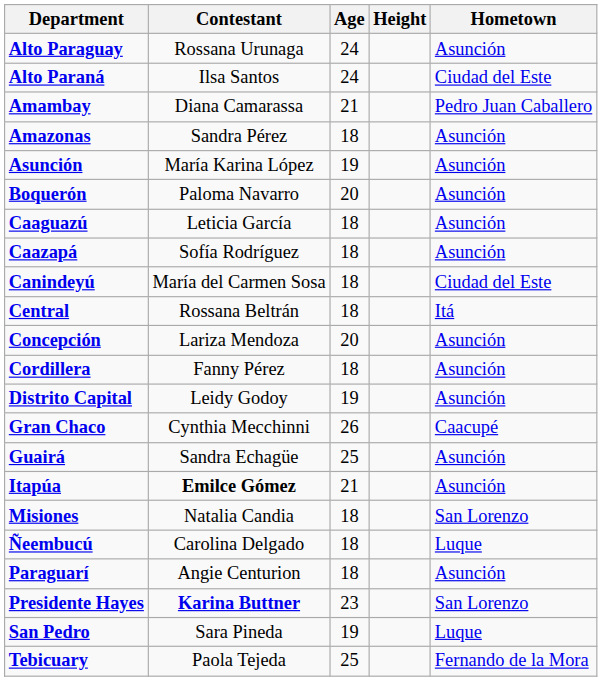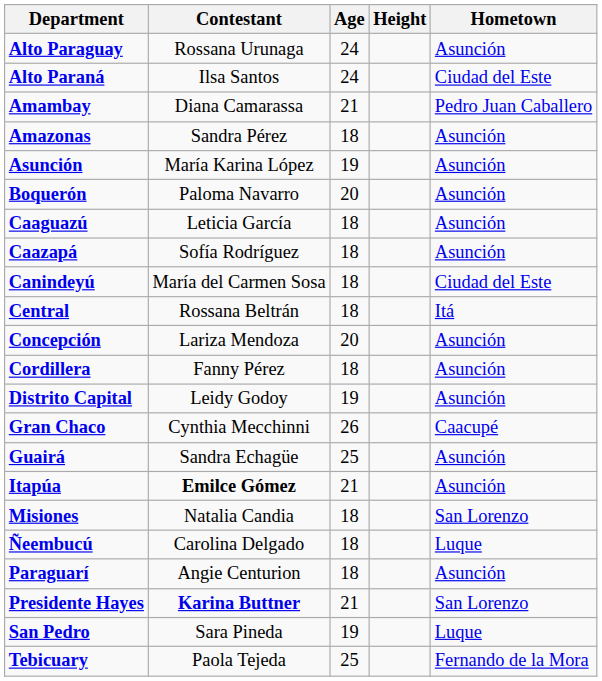(349, 602) 23 -> (349, 602) 21
